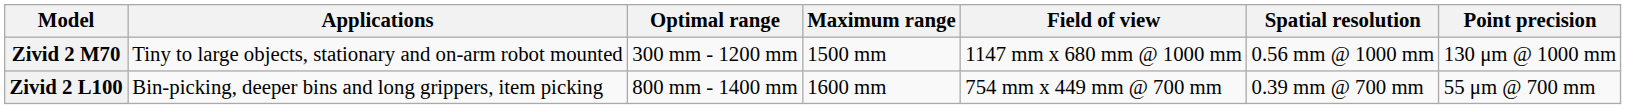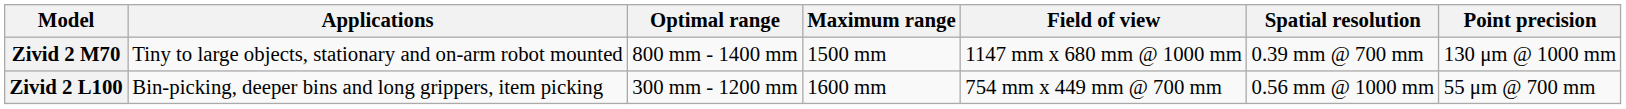(715, 53) 300 mm - 1200 mm -> (715, 53) 800 mm - 1400 mm
(1343, 53) 0.56 mm @ 1000 mm -> (1338, 53) 0.39 mm @ 700 mm
(715, 86) 800 mm - 1400 mm -> (715, 86) 300 mm - 1200 mm
(1338, 86) 0.39 mm @ 700 mm -> (1343, 86) 0.56 mm @ 1000 mm
